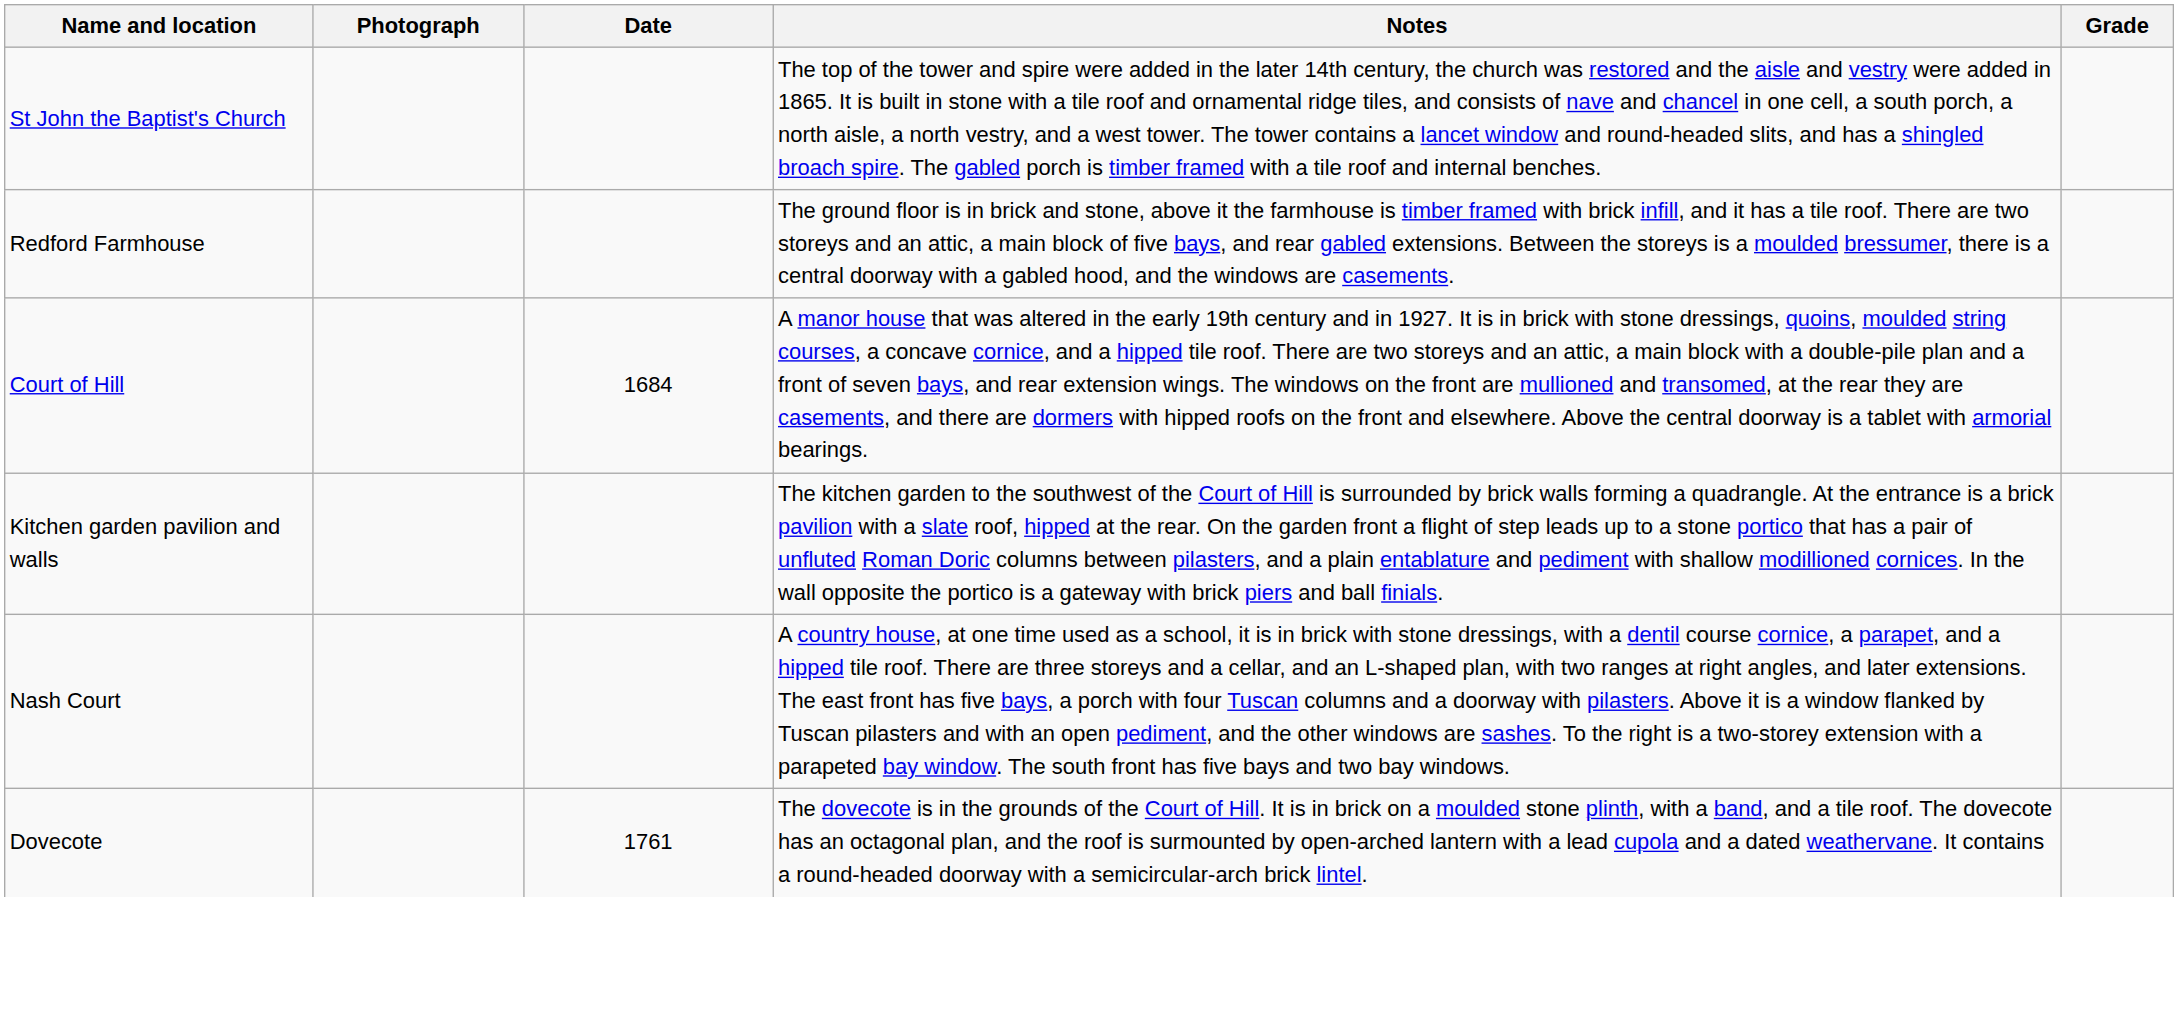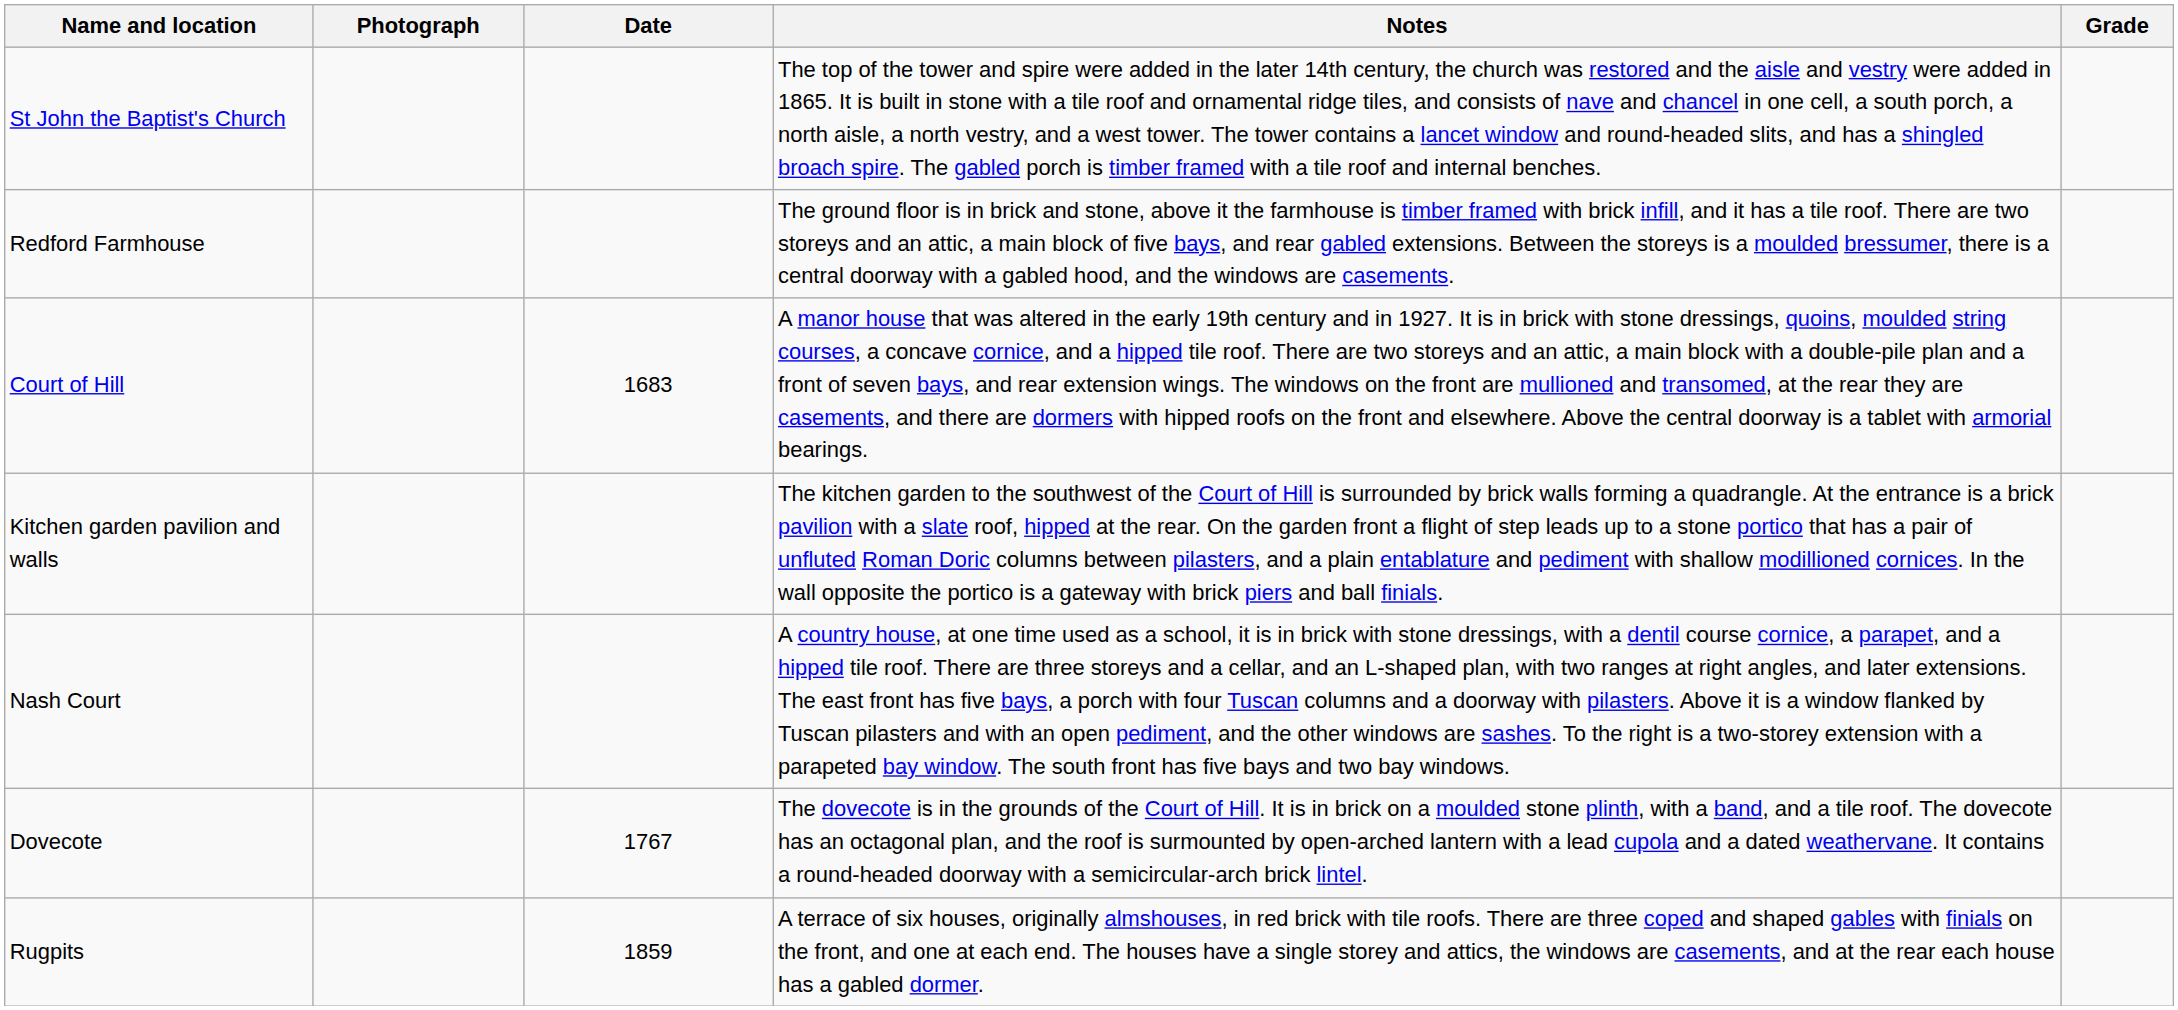(648, 385) 1684 -> (648, 385) 1683
(648, 842) 1761 -> (648, 842) 1767
+ row: (47, 951)
